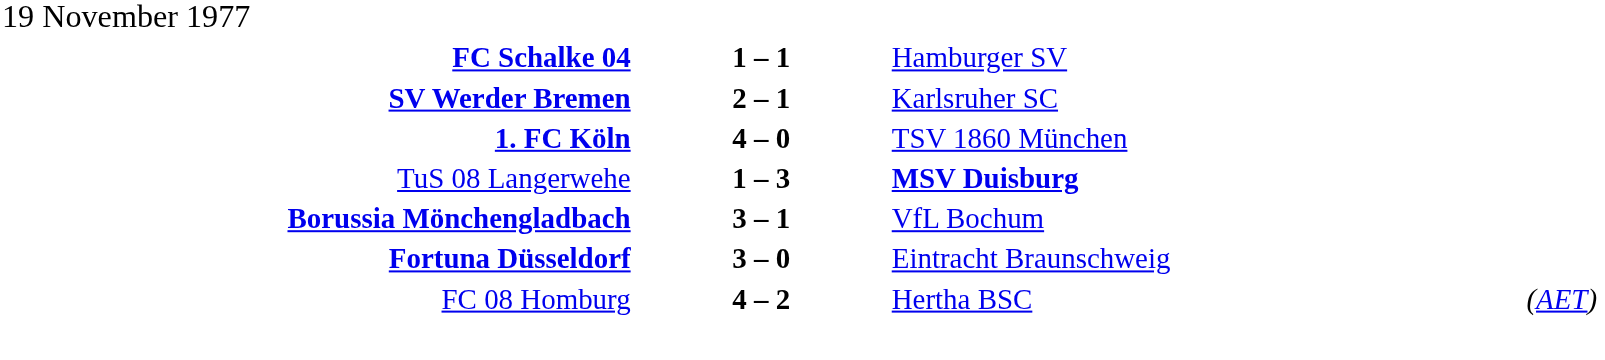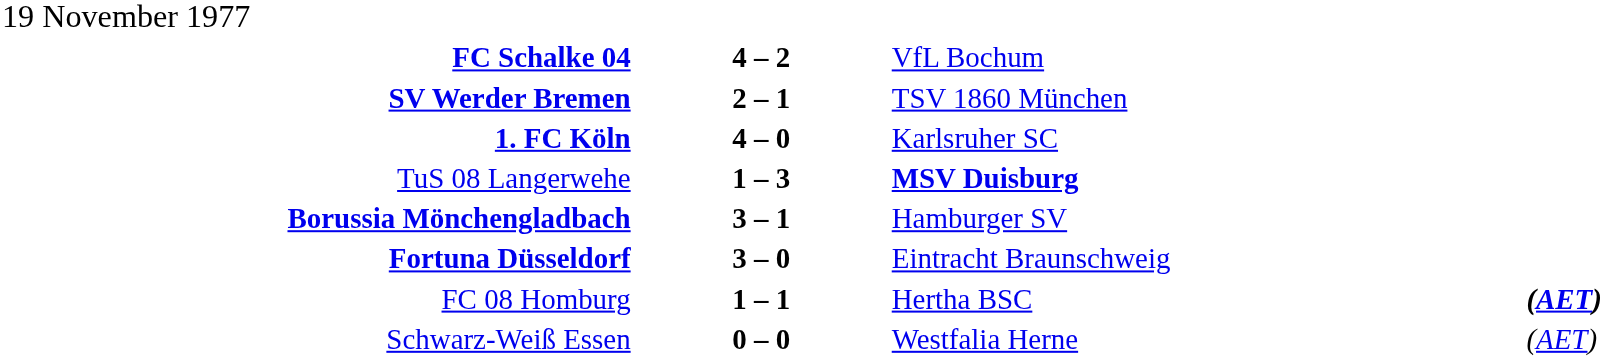(761, 57) 1 – 1 -> (761, 57) 4 – 2
(979, 57) Hamburger SV -> (968, 57) VfL Bochum
(975, 98) Karlsruher SC -> (1010, 98) TSV 1860 München
(1010, 138) TSV 1860 München -> (975, 138) Karlsruher SC
(968, 218) VfL Bochum -> (979, 218) Hamburger SV
(761, 299) 4 – 2 -> (761, 299) 1 – 1
(1562, 299) normal -> (1564, 299) bold
+ row: (509, 339)
